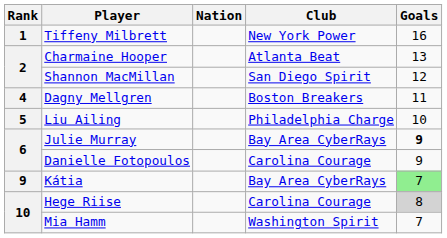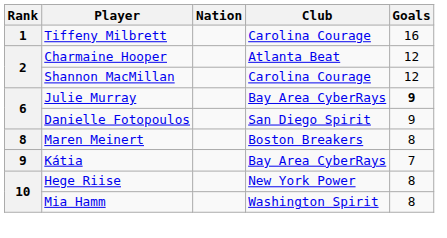(302, 36) New York Power -> (310, 36) Carolina Courage
(419, 56) 13 -> (411, 56) 12
(310, 77) San Diego Spirit -> (310, 77) Carolina Courage
- row: (98, 98)
- row: (83, 119)
(310, 160) Carolina Courage -> (310, 119) San Diego Spirit
+ row: (94, 139)
(419, 181) lightgreen background -> (411, 160) no background
(310, 202) Carolina Courage -> (302, 181) New York Power
(419, 202) lightgrey background -> (411, 181) no background
(419, 223) 7 -> (411, 202) 8
